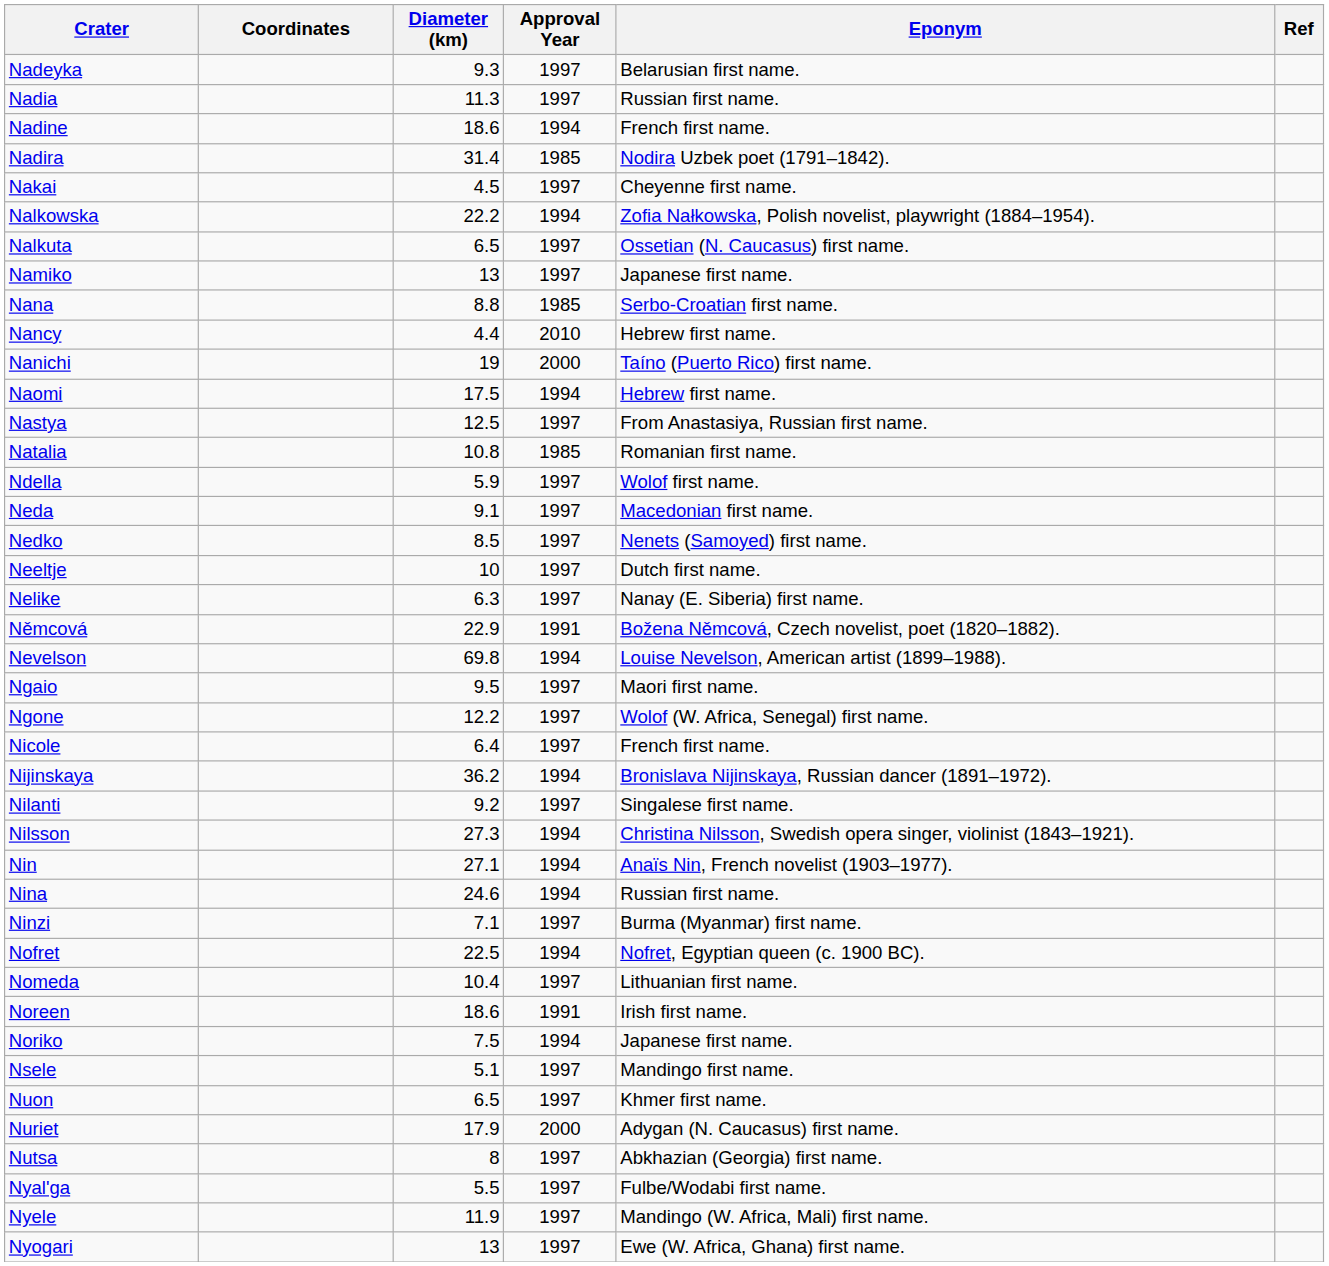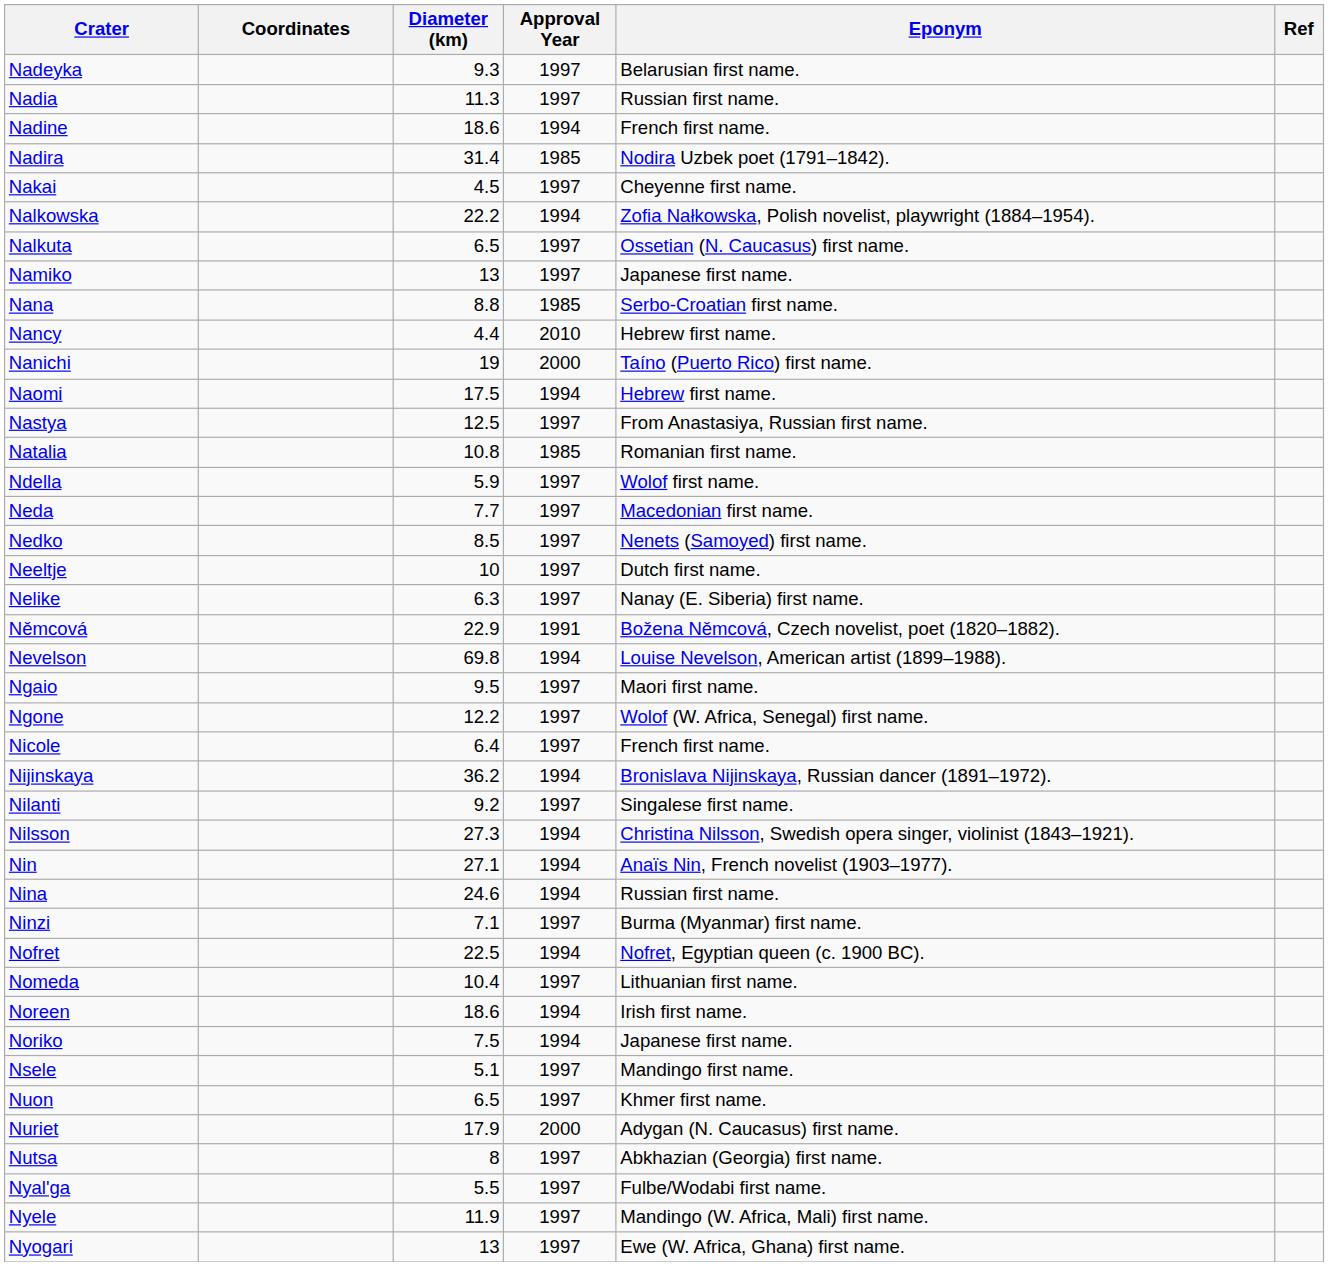(487, 511) 9.1 -> (487, 511) 7.7
(560, 1011) 1991 -> (560, 1011) 1994
